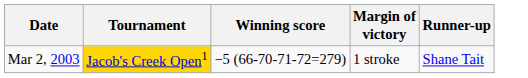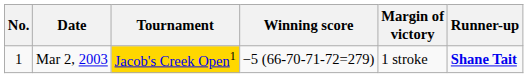+ column: (19, 25)
(453, 59) normal -> (484, 59) bold
